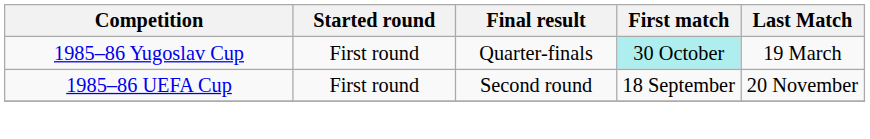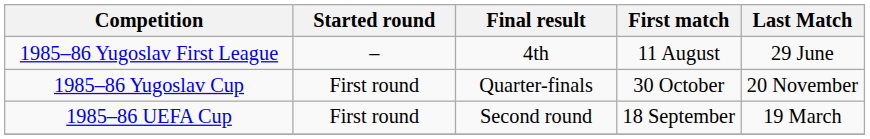+ row: (149, 52)
(679, 52) paleturquoise background -> (679, 85) no background
(802, 52) 19 March -> (802, 85) 20 November
(802, 85) 20 November -> (802, 117) 19 March
